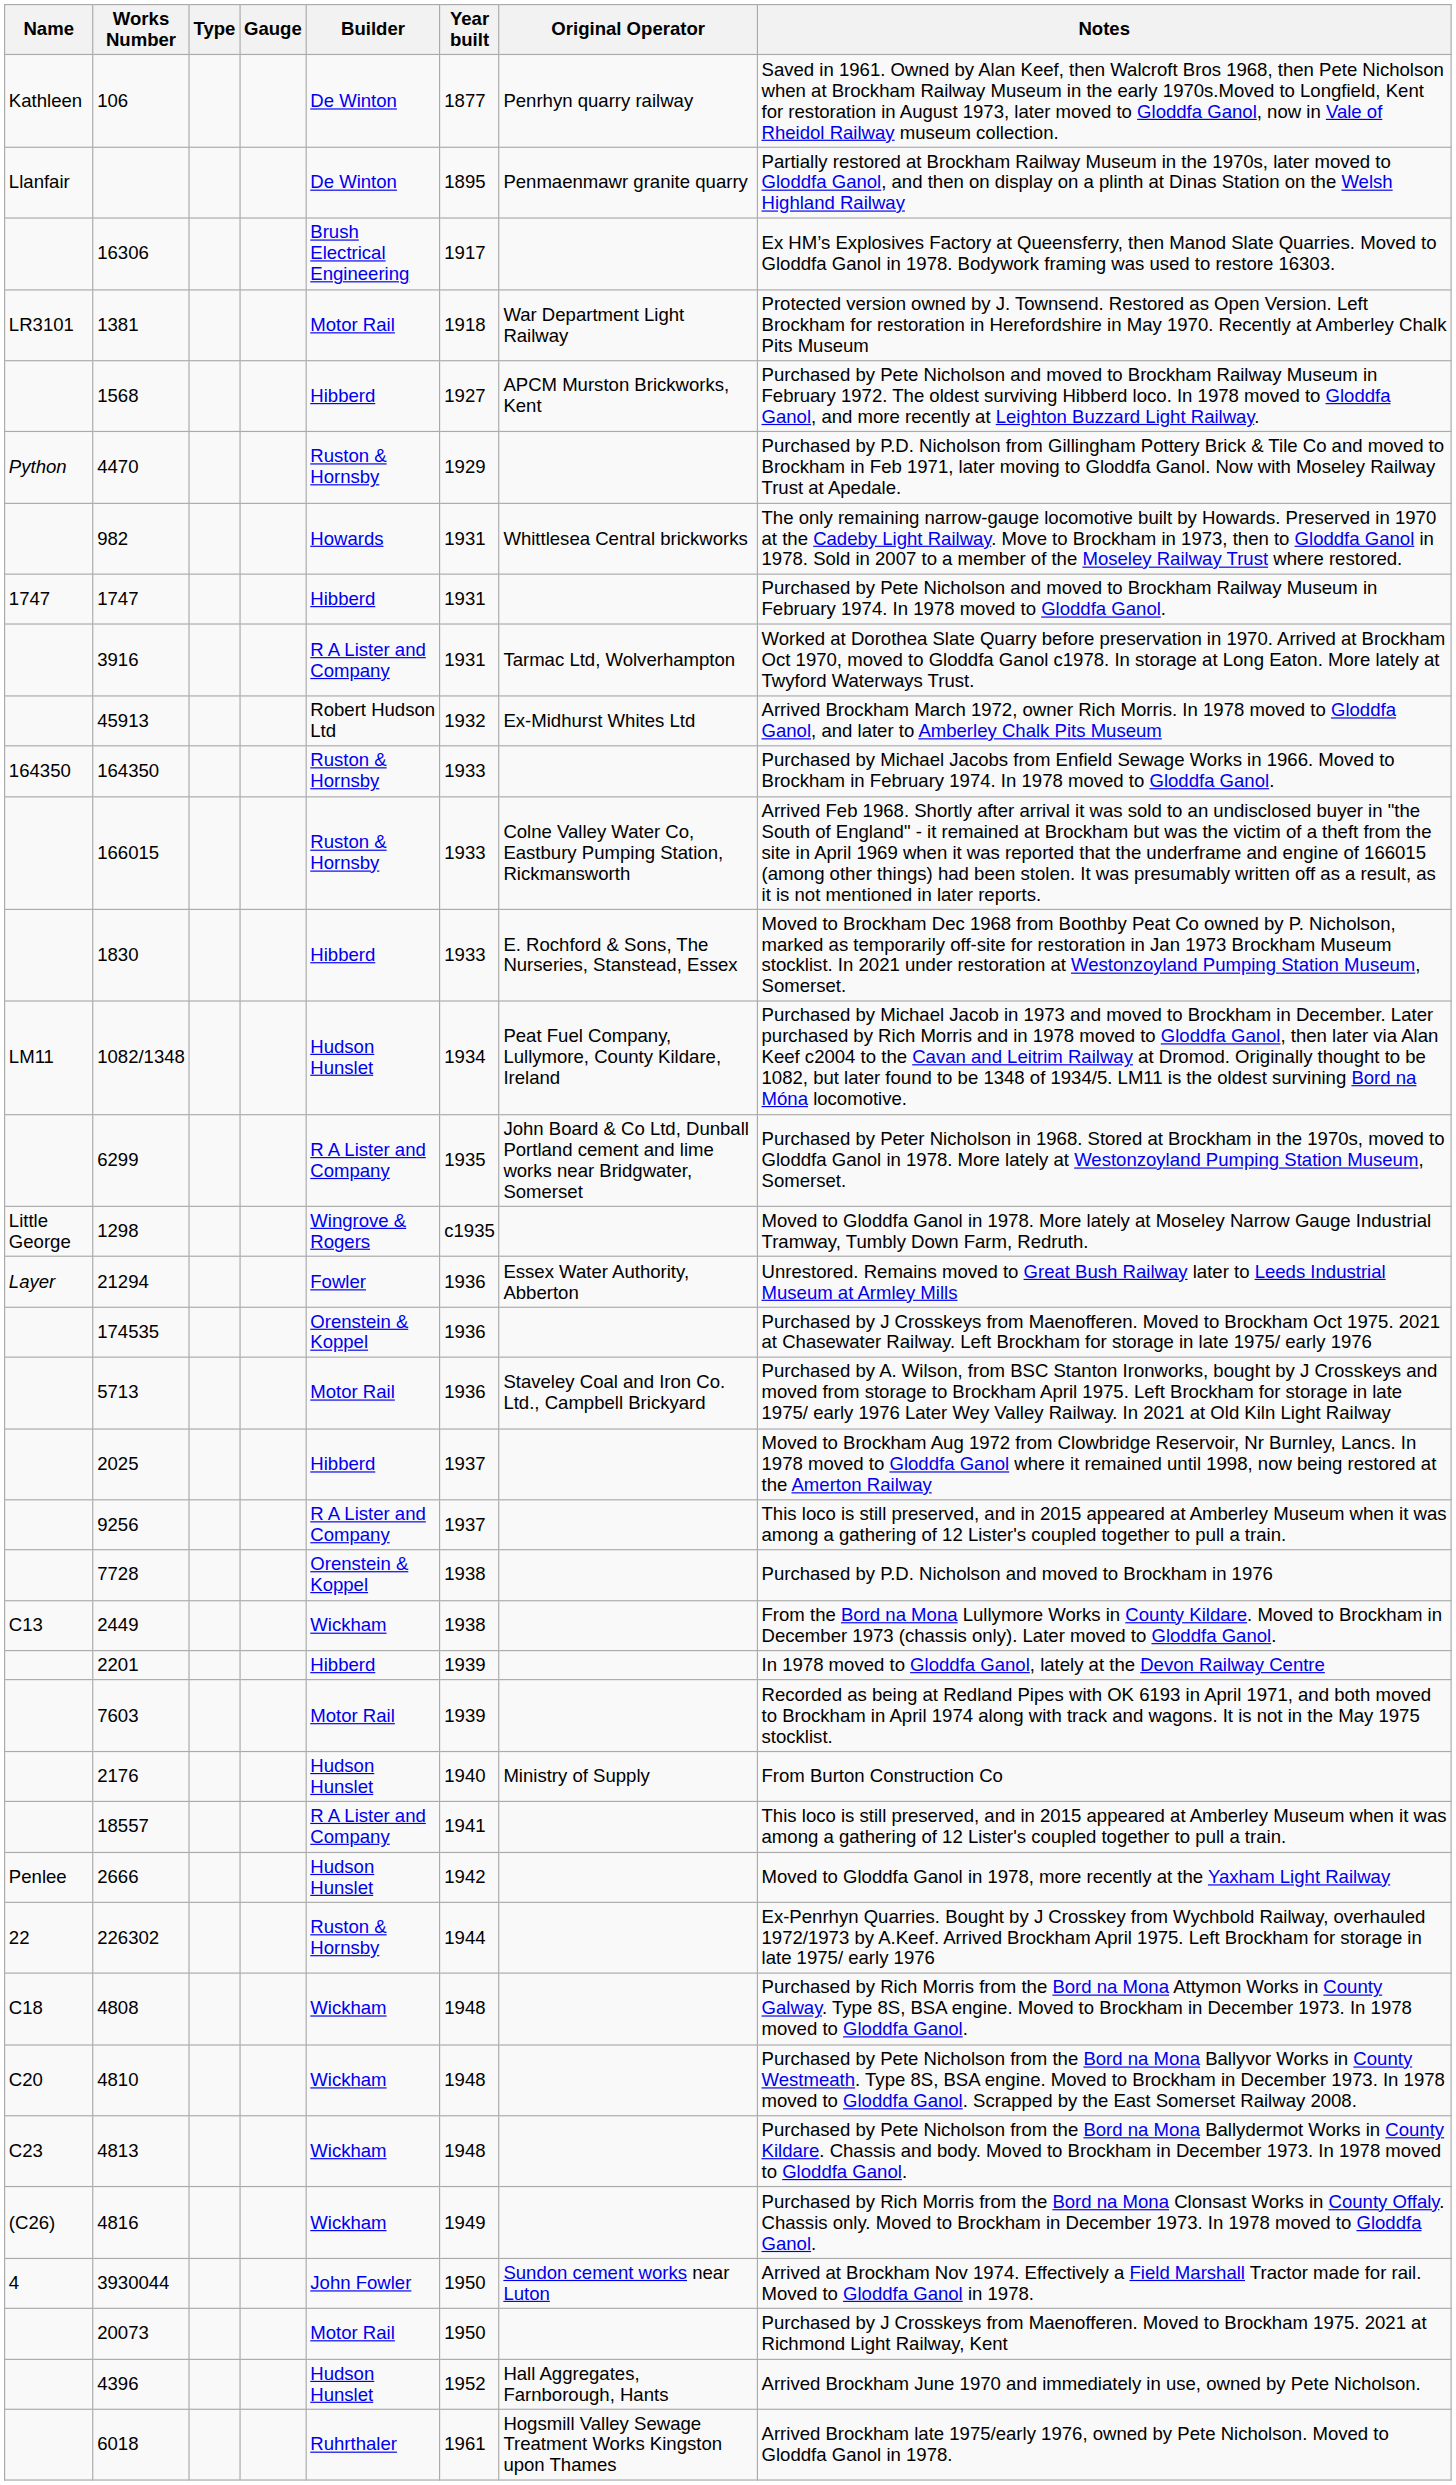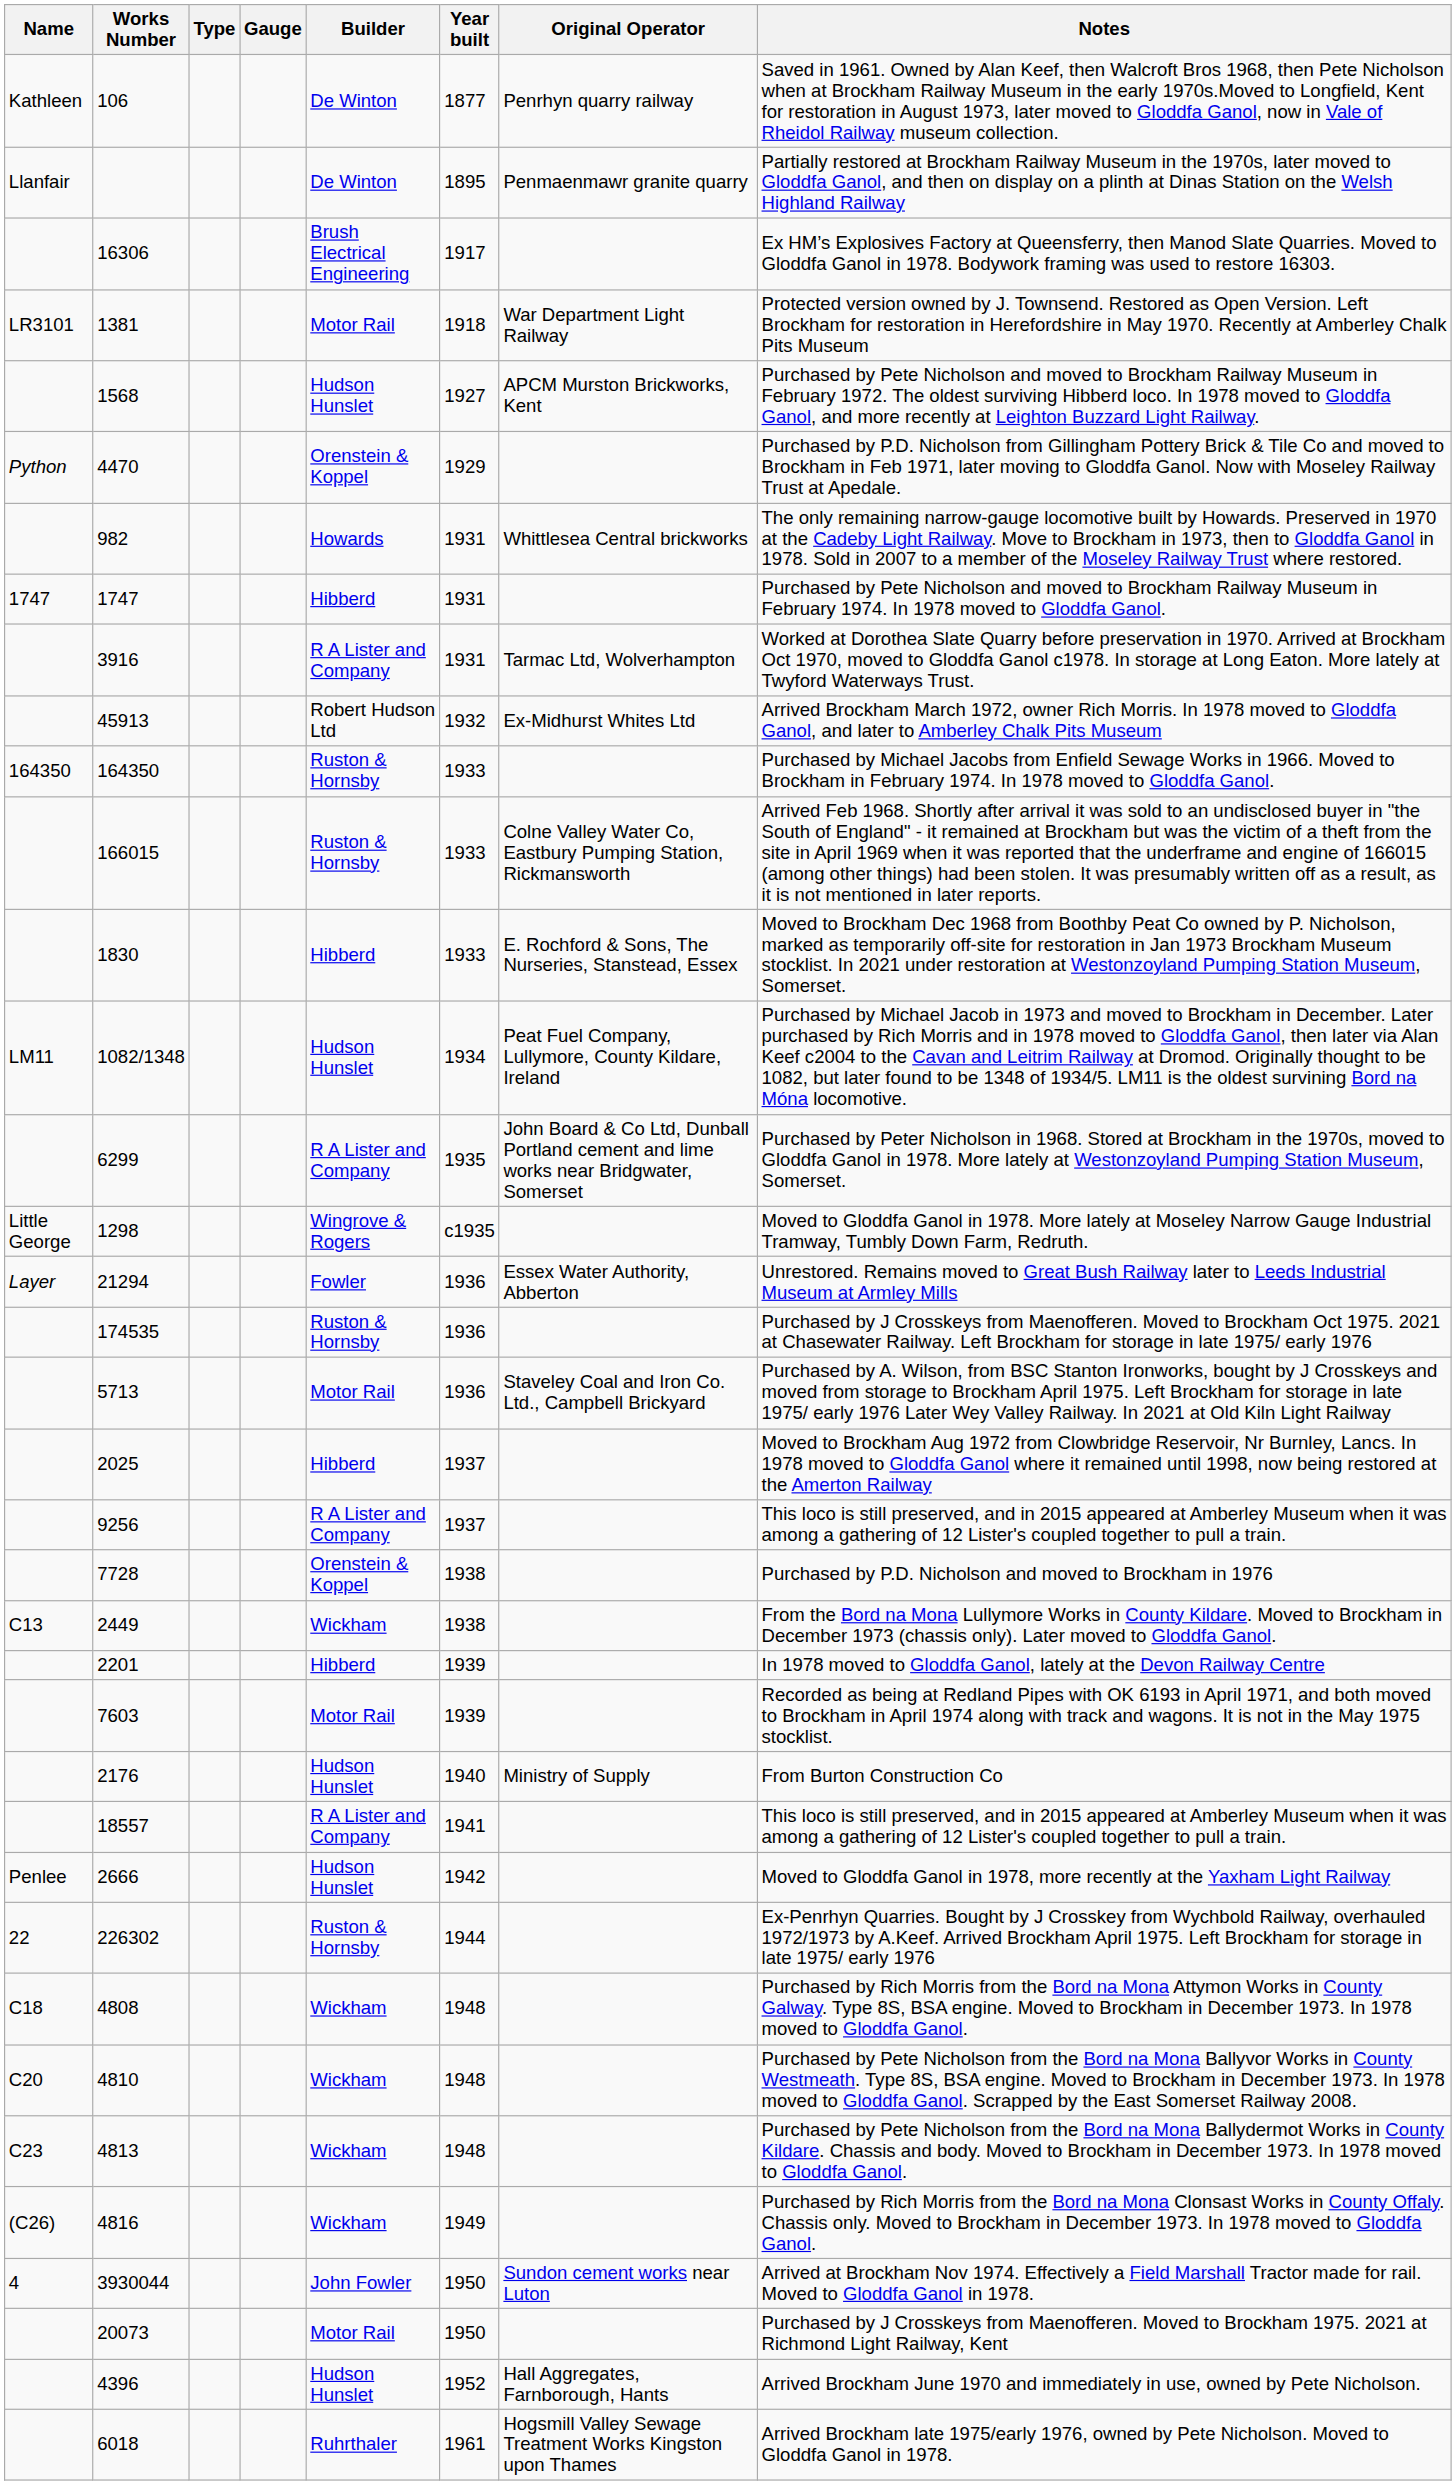(343, 396) Hibberd -> (342, 396) Hudson Hunslet
(348, 467) Ruston & Hornsby -> (359, 467) Orenstein & Koppel
(359, 1332) Orenstein & Koppel -> (348, 1332) Ruston & Hornsby
